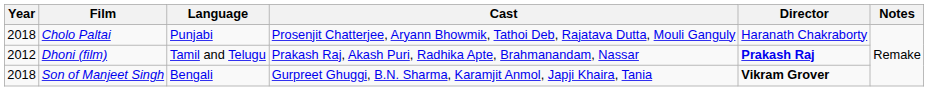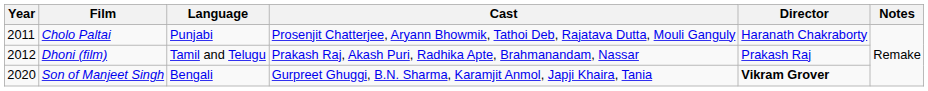(22, 34) 2018 -> (21, 34) 2011
(778, 55) bold -> (776, 55) normal
(22, 75) 2018 -> (22, 75) 2020
